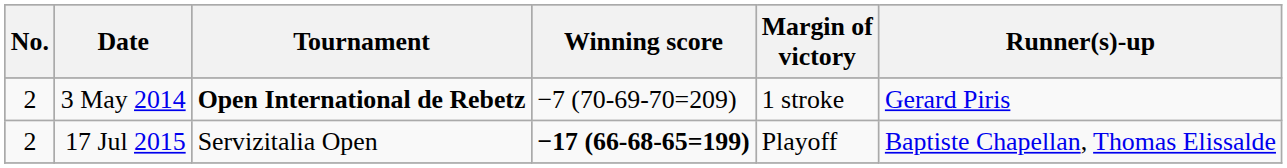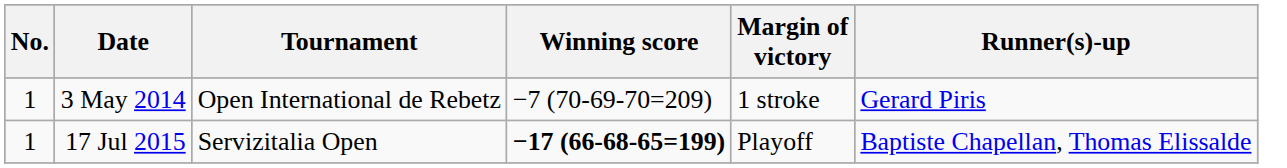(30, 99) 2 -> (30, 99) 1
(362, 99) bold -> (349, 99) normal
(30, 141) 2 -> (30, 141) 1
